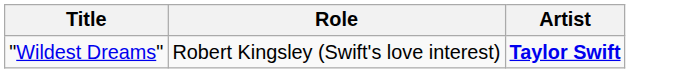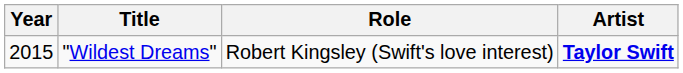+ column: (31, 20)
